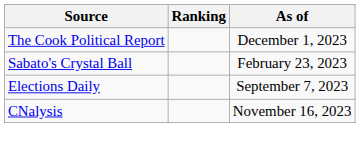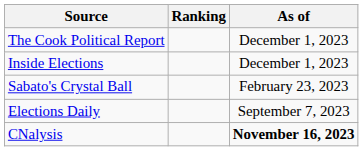+ row: (56, 63)
(292, 110) normal -> (294, 134) bold
